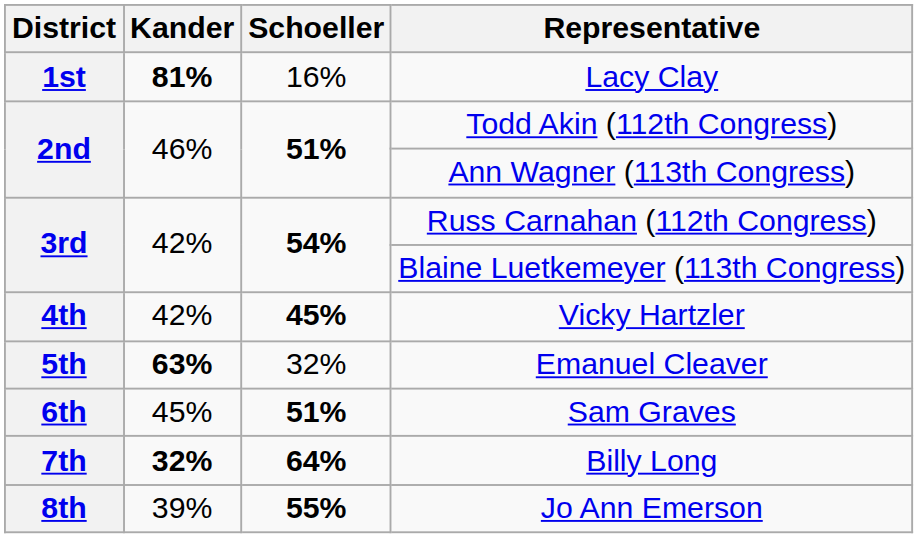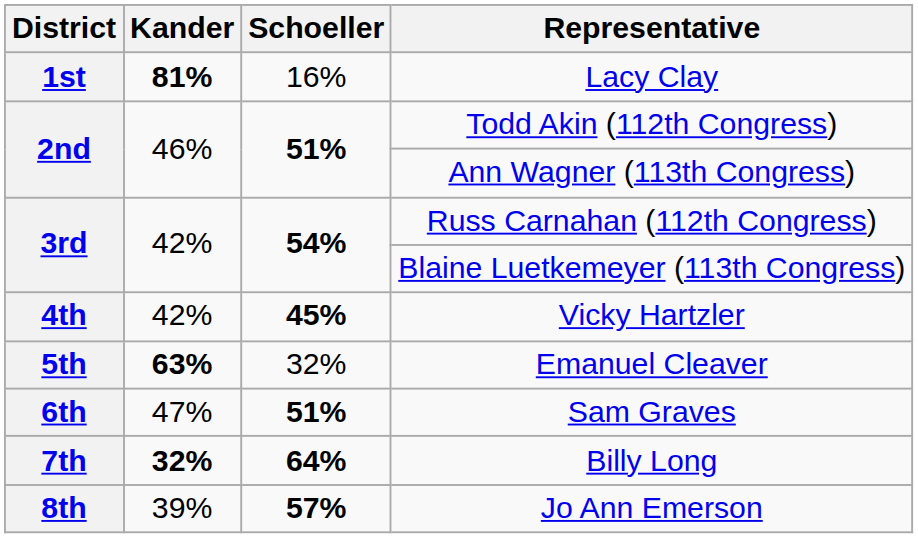(182, 412) 45% -> (182, 412) 47%
(316, 508) 55% -> (316, 508) 57%
